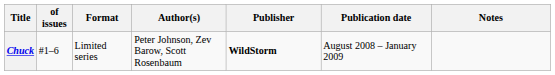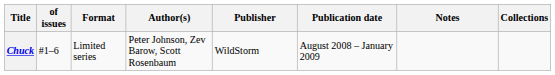+ column: (524, 18)
(253, 51) bold -> (237, 51) normal
